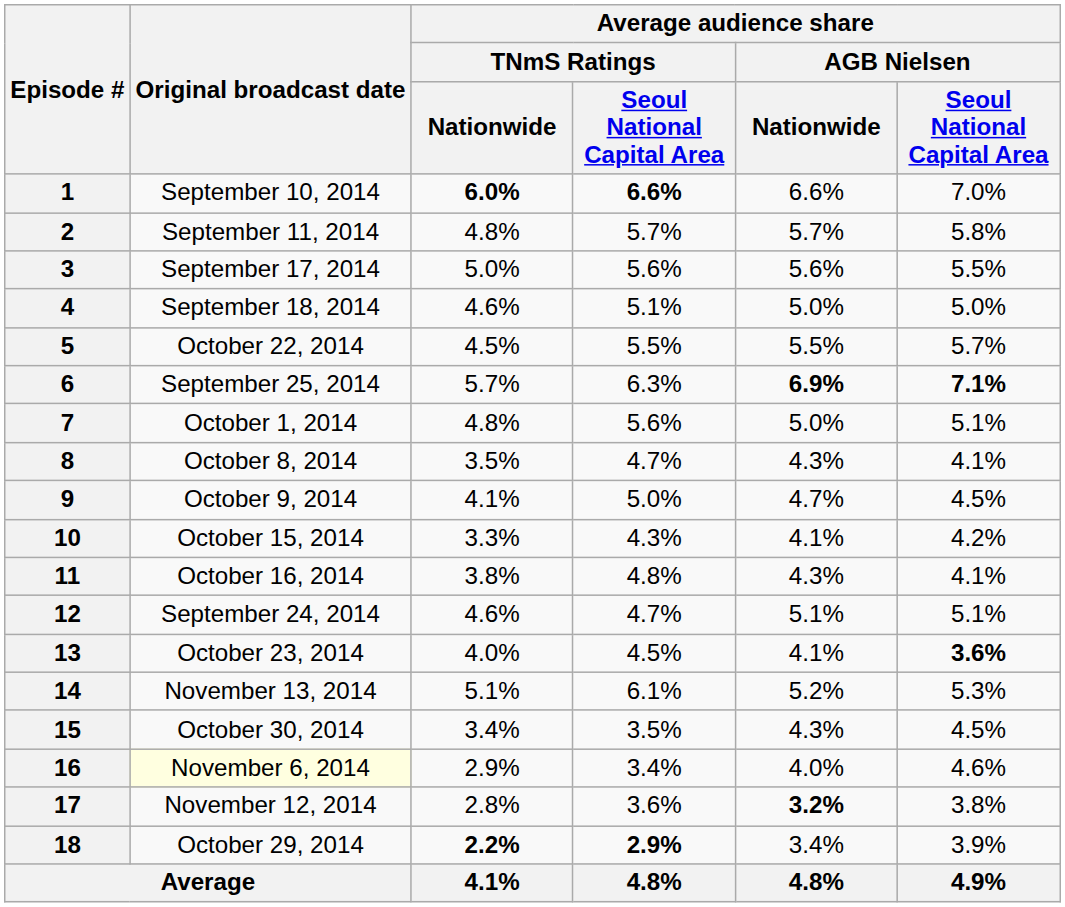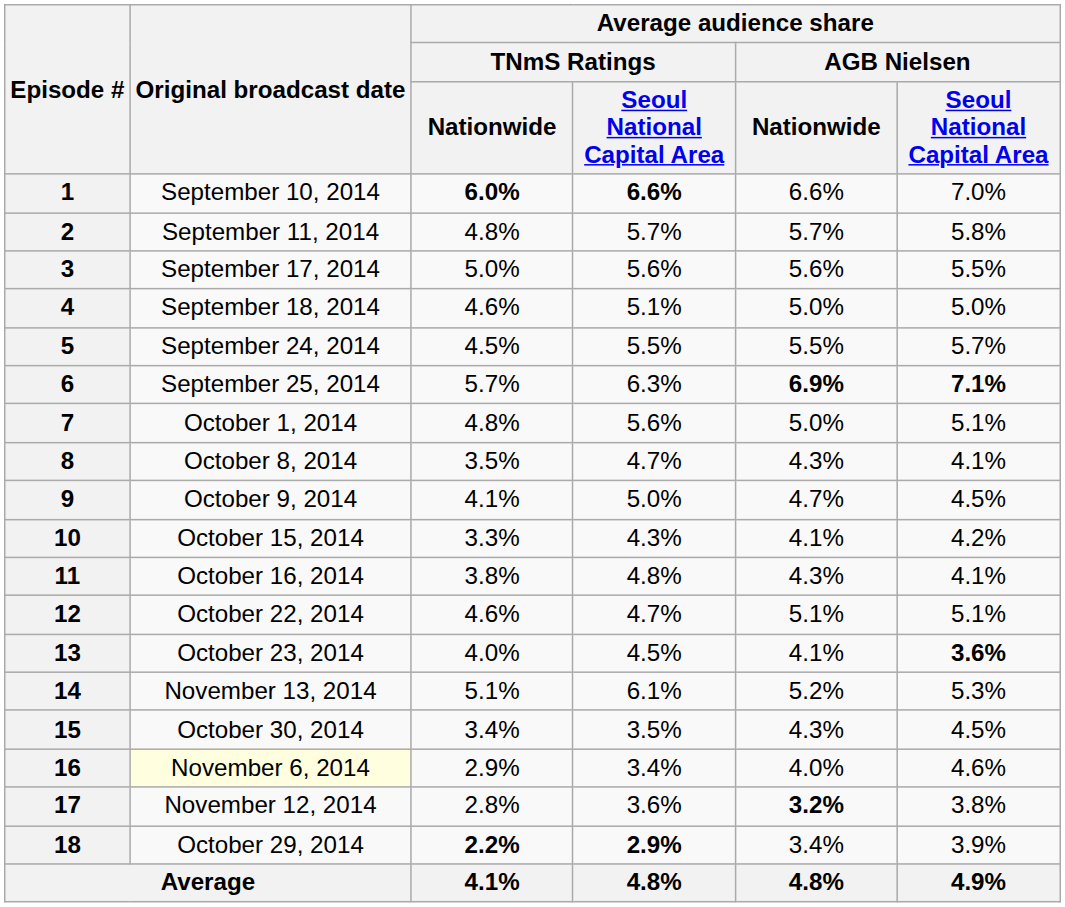(271, 346) October 22, 2014 -> (271, 346) September 24, 2014
(271, 614) September 24, 2014 -> (271, 614) October 22, 2014
